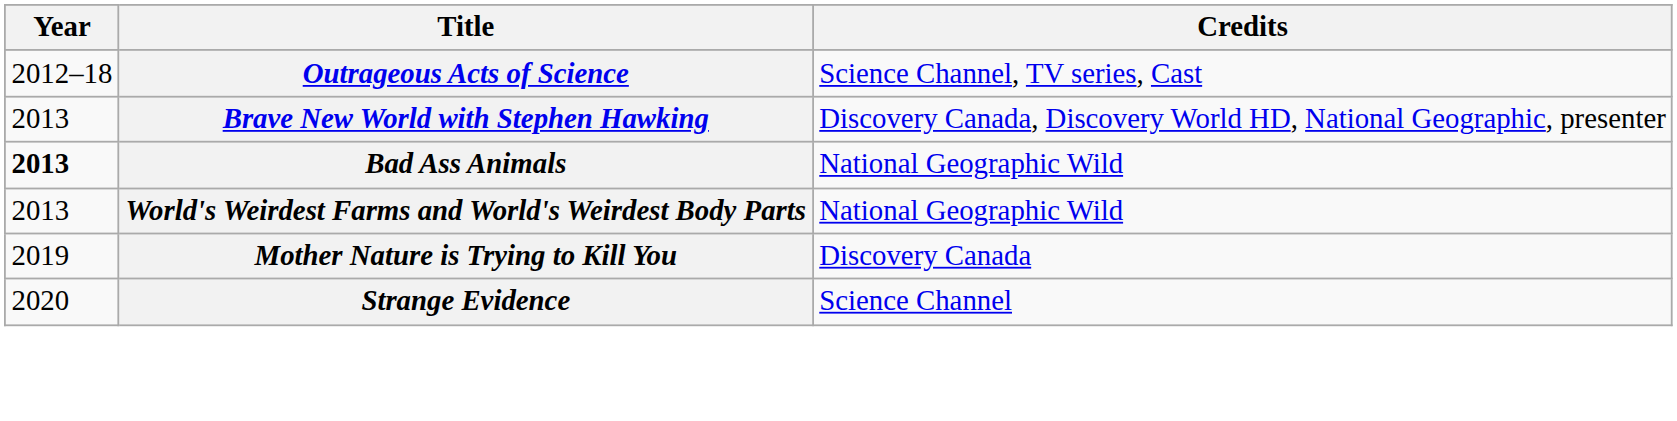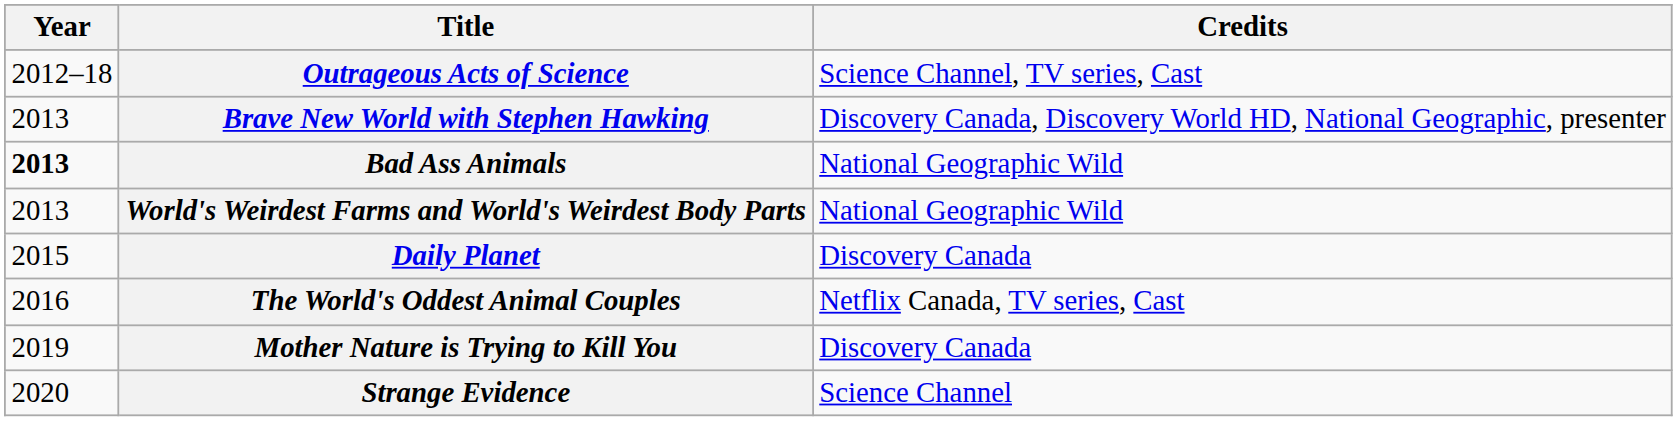+ row: (466, 255)
+ row: (466, 301)
